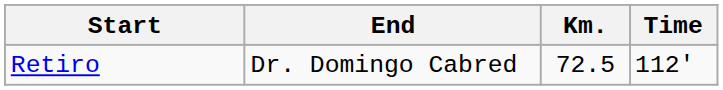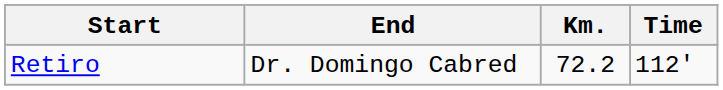(585, 65) 72.5 -> (585, 65) 72.2
